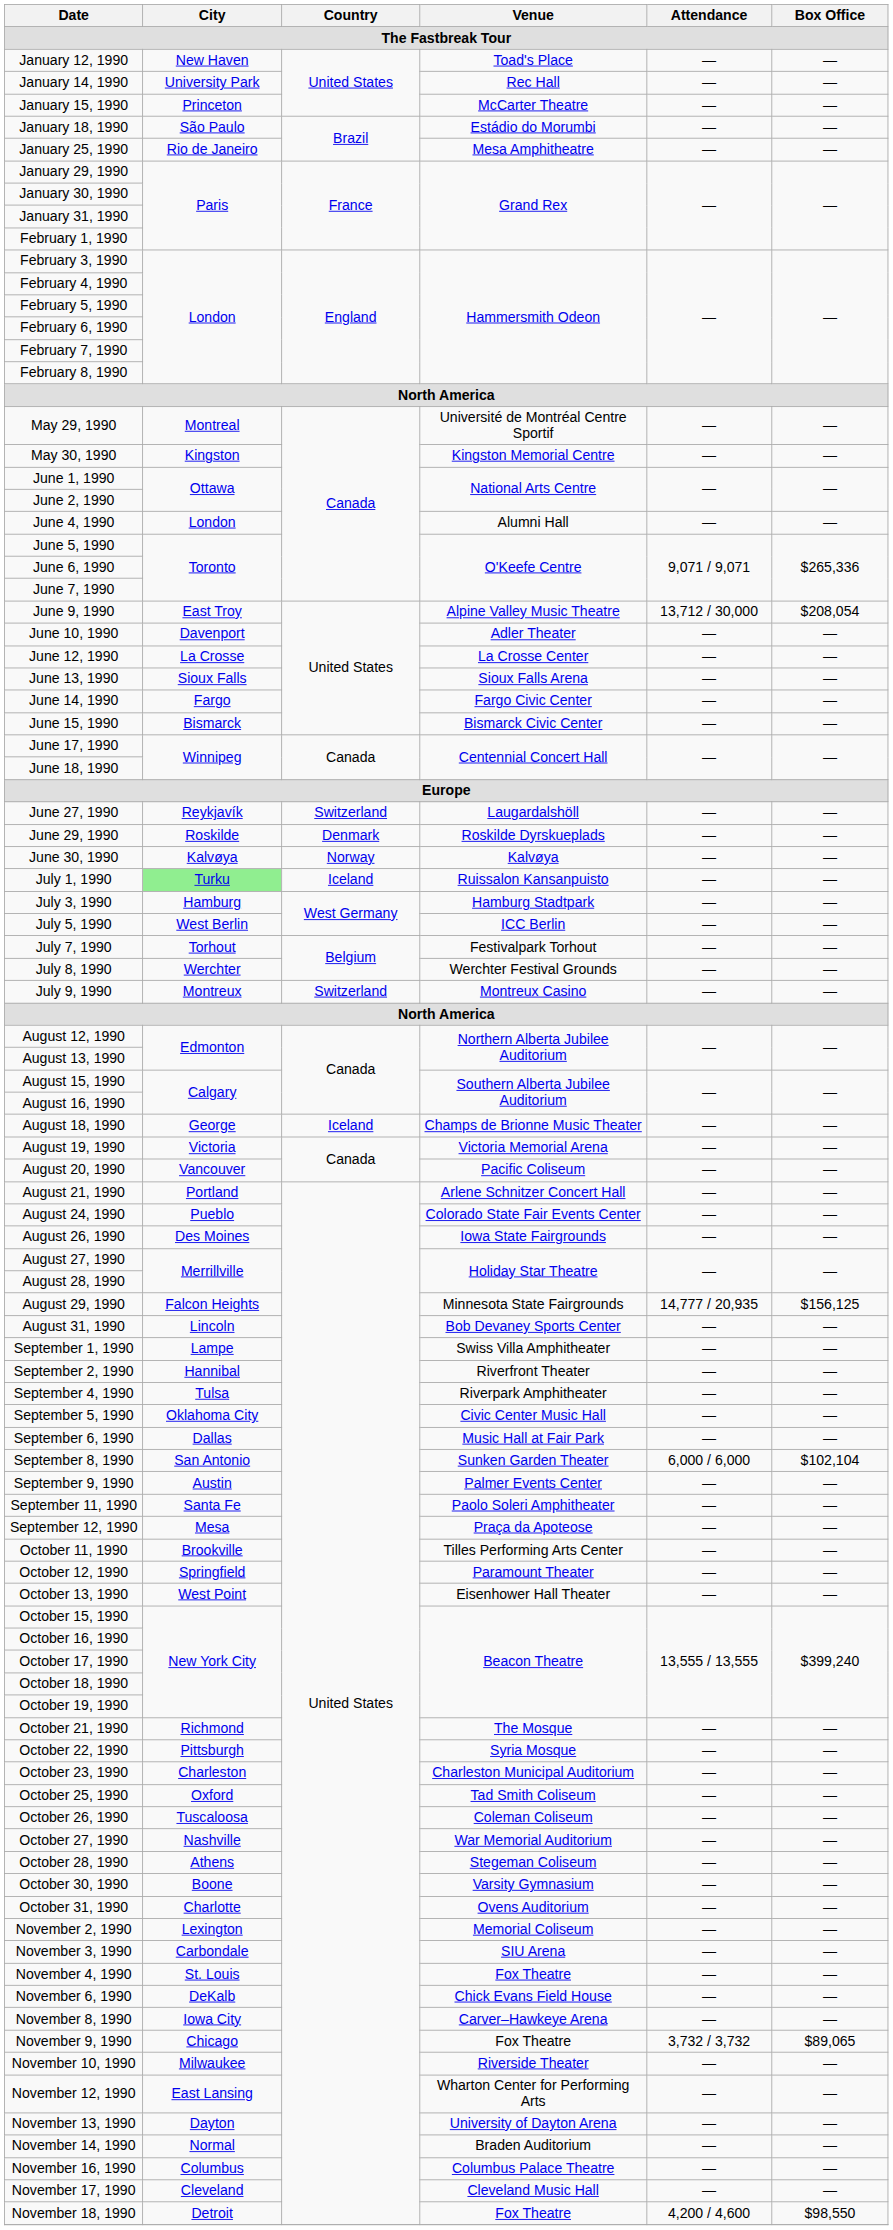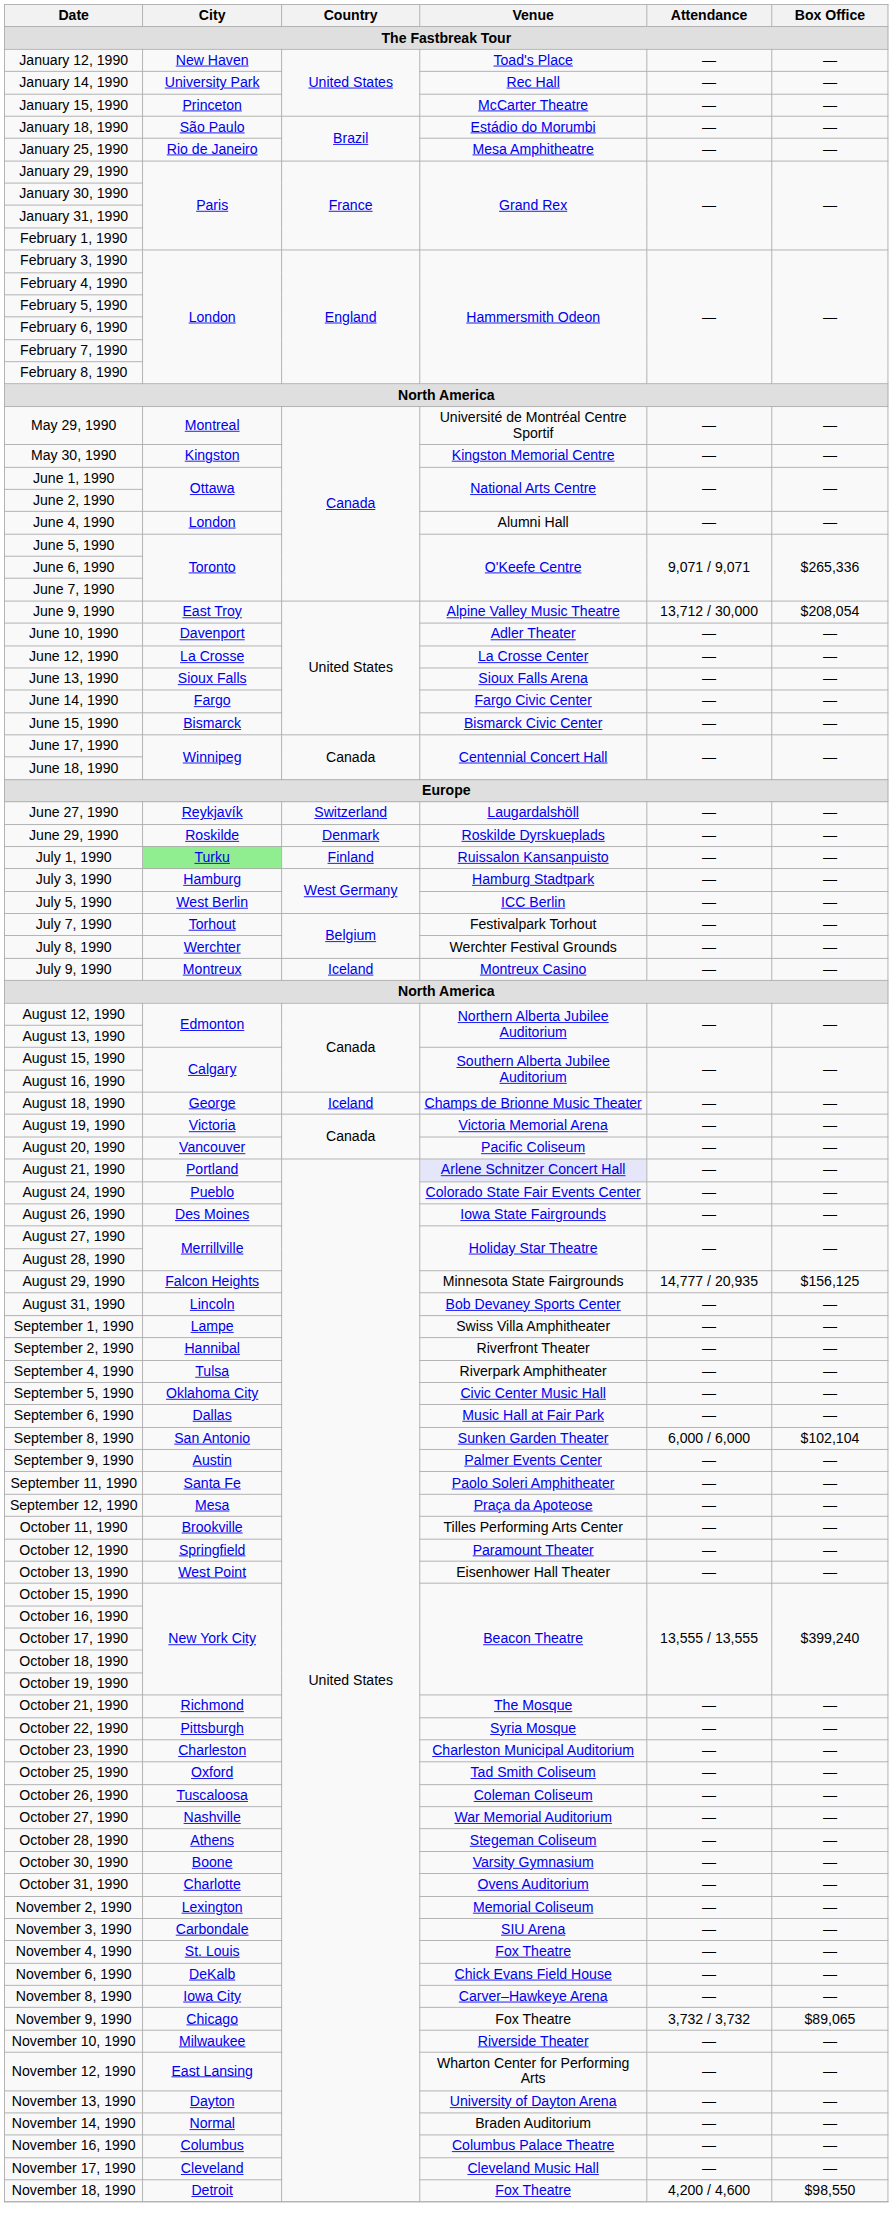- row: (74, 857)
(351, 880) Iceland -> (351, 857) Finland
(351, 991) Switzerland -> (351, 969) Iceland
(533, 1192) no background -> (533, 1170) lavender background
